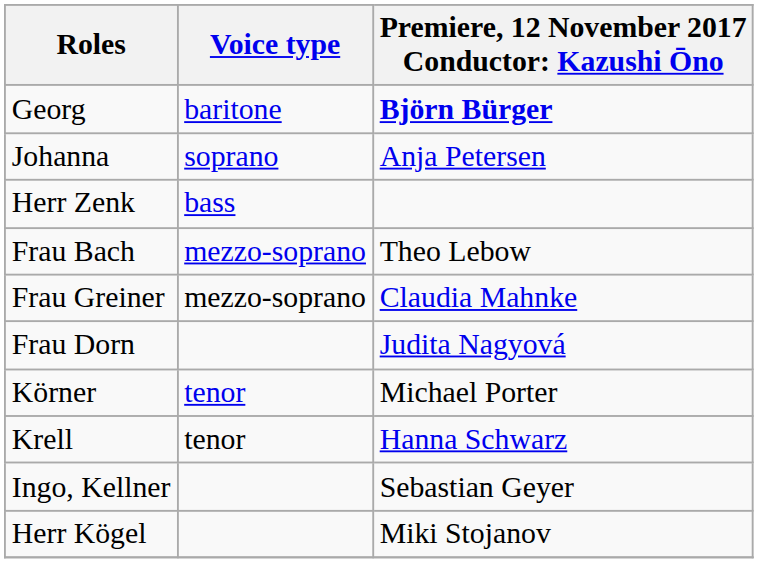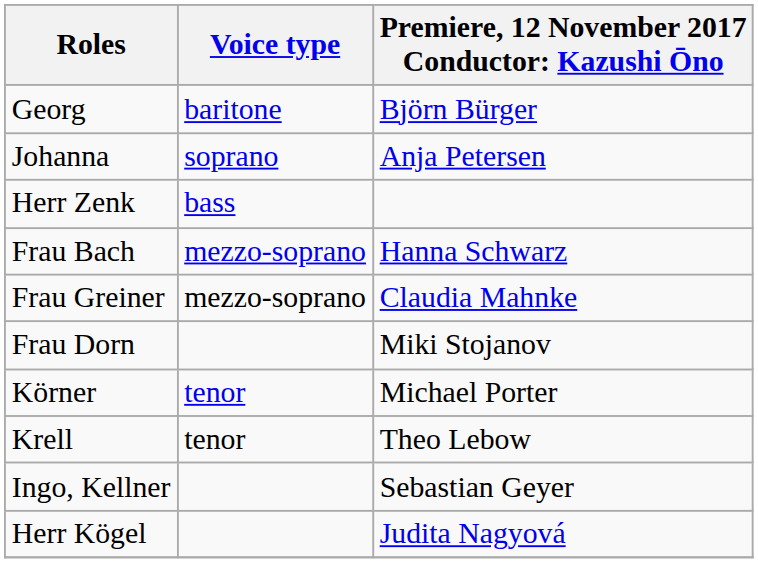(466, 108) bold -> (458, 108) normal
(455, 250) Theo Lebow -> (473, 250) Hanna Schwarz
(473, 344) Judita Nagyová -> (465, 344) Miki Stojanov
(473, 439) Hanna Schwarz -> (455, 439) Theo Lebow
(465, 533) Miki Stojanov -> (473, 533) Judita Nagyová
